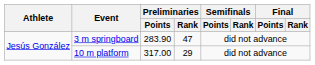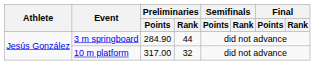(158, 39) 283.90 -> (158, 39) 284.90
(188, 39) 47 -> (188, 39) 44
(188, 53) 29 -> (188, 53) 32
